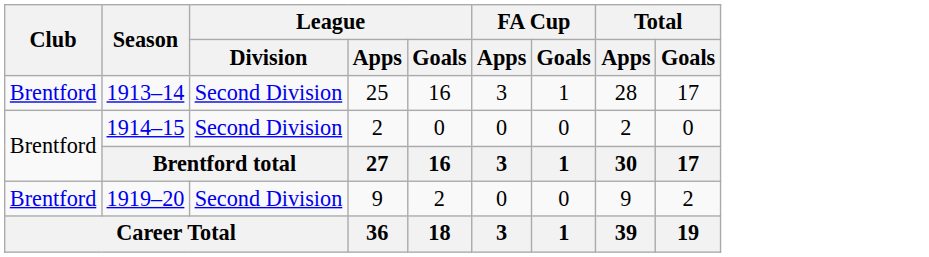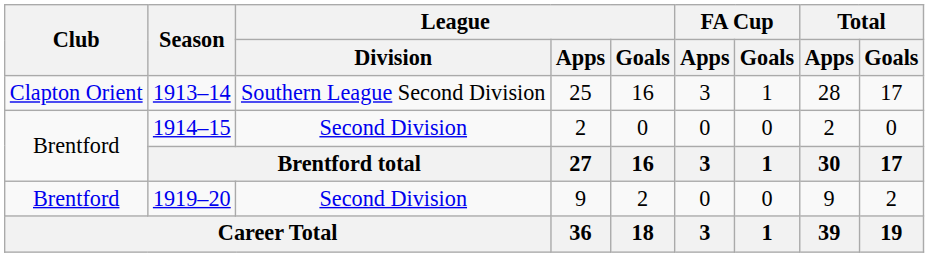(53, 92) Brentford -> (76, 92) Clapton Orient
(268, 92) Second Division -> (393, 92) Southern League Second Division
